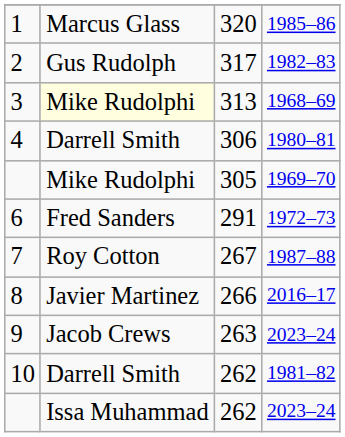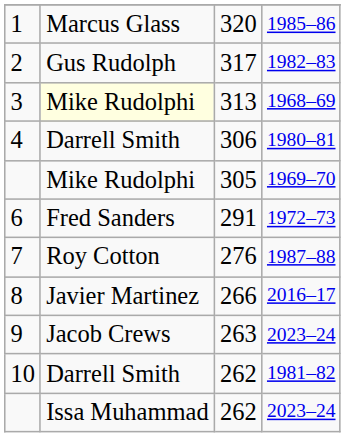(238, 256) 267 -> (238, 256) 276
